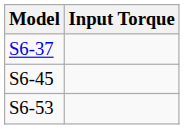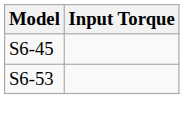- row: (31, 49)
